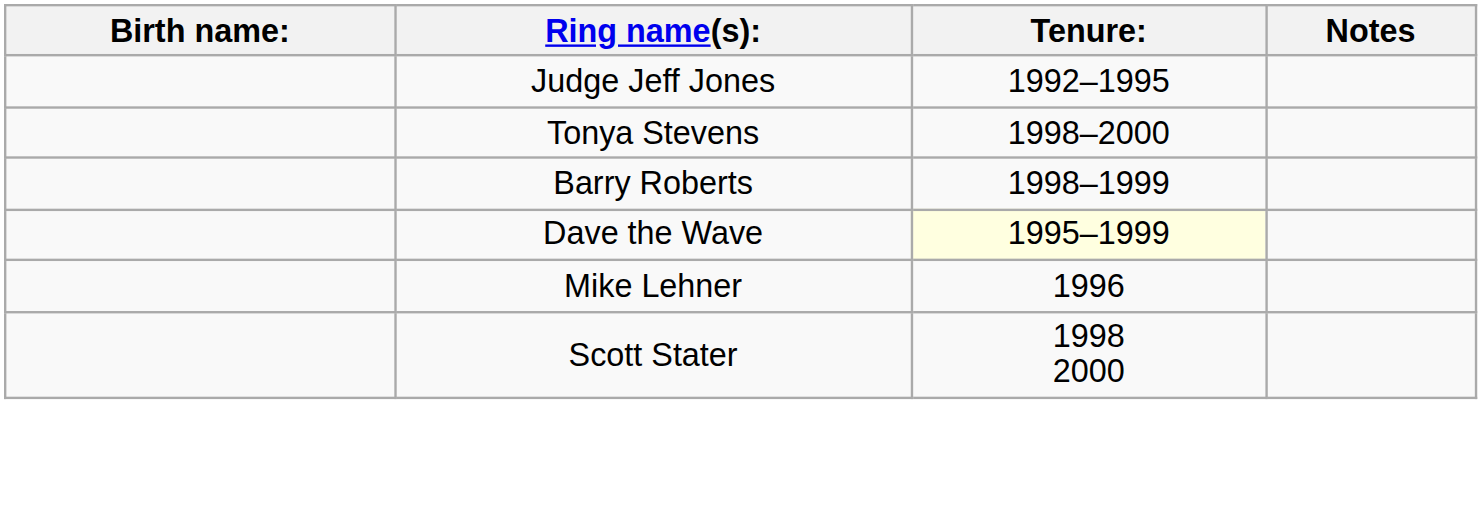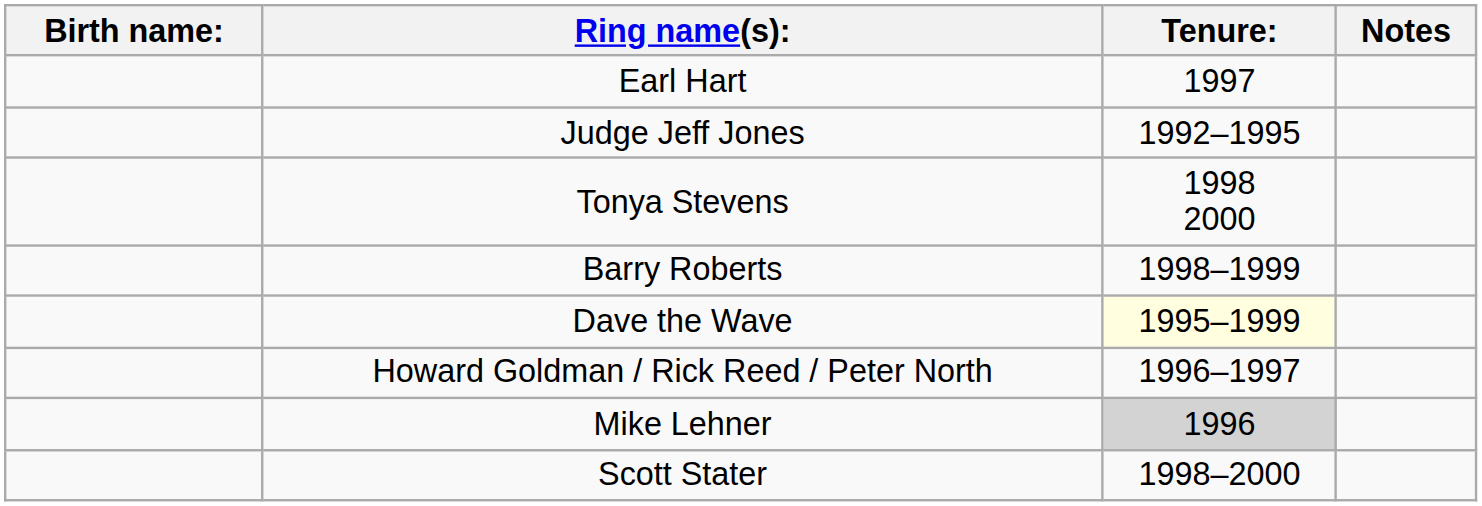+ row: (683, 81)
(1089, 132) 1998–2000 -> (1219, 201) 1998 2000
+ row: (683, 372)
(1089, 285) no background -> (1219, 423) lightgrey background
(1089, 354) 1998 2000 -> (1219, 474) 1998–2000
